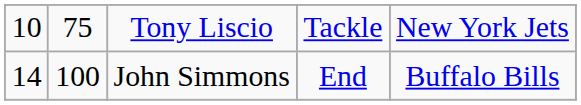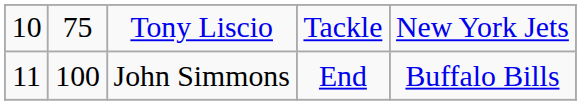(27, 75) 14 -> (27, 75) 11
